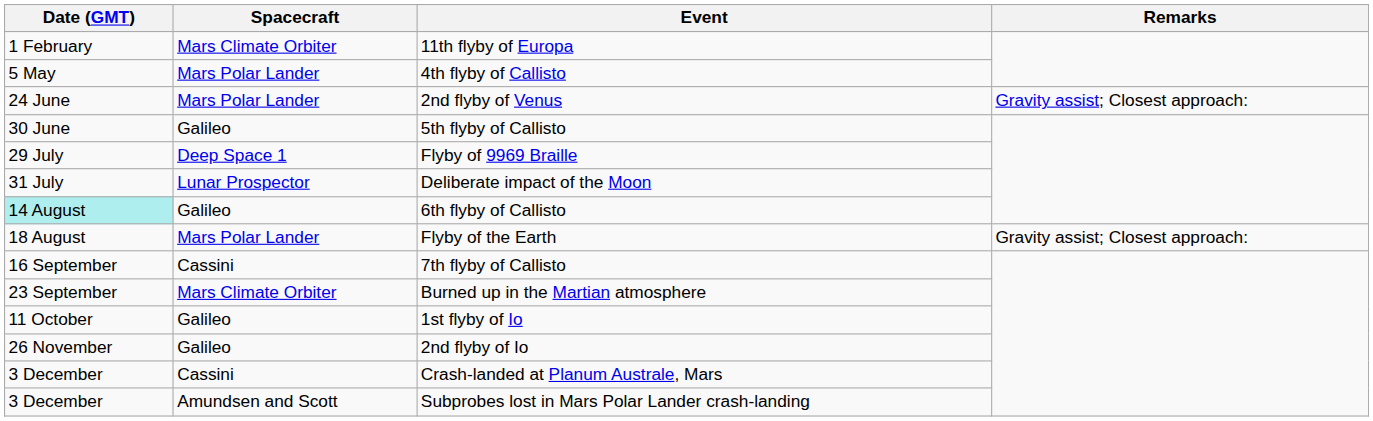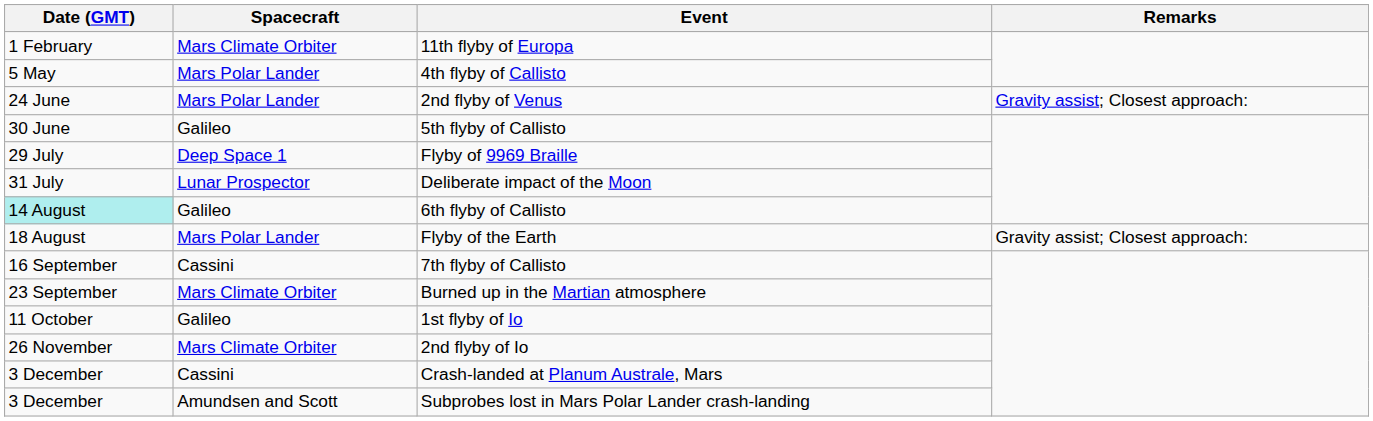(204, 347) Galileo -> (257, 347) Mars Climate Orbiter
